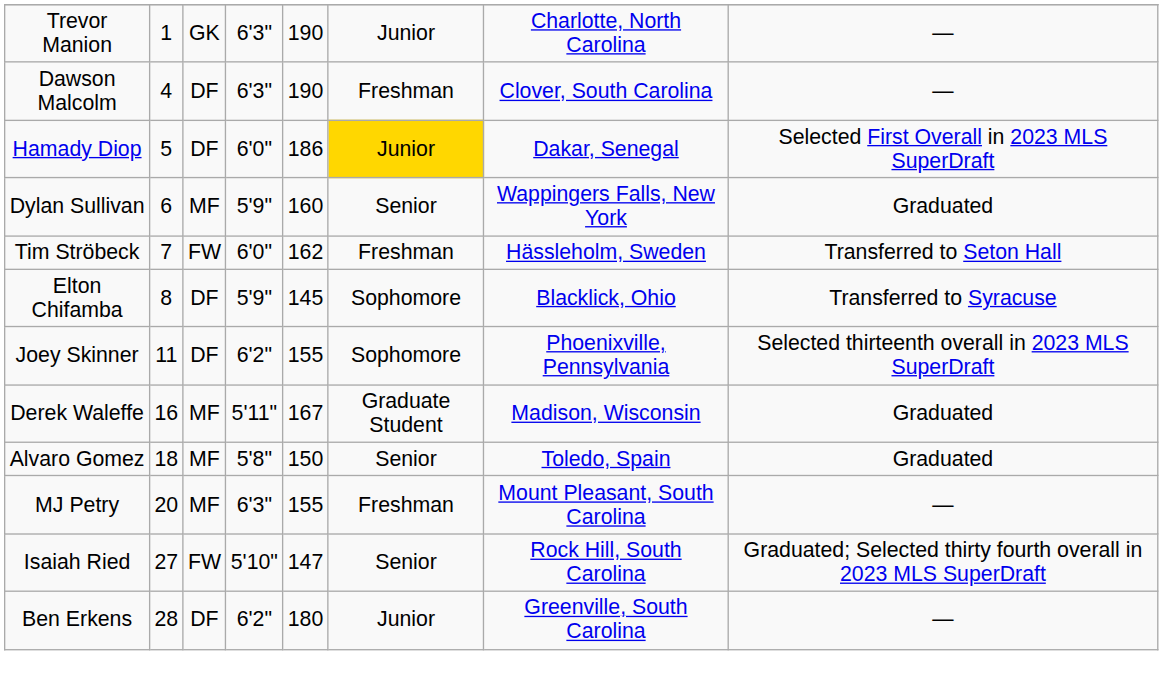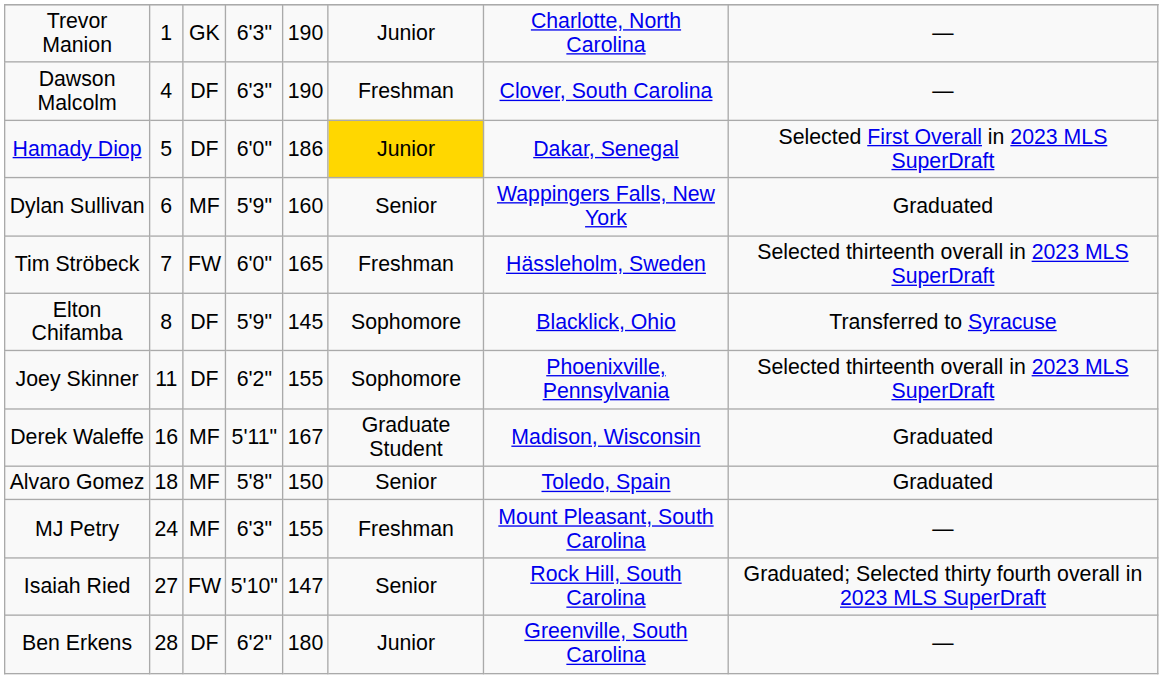(305, 252) 162 -> (305, 264) 165
(943, 252) Transferred to Seton Hall -> (943, 264) Selected thirteenth overall in 2023 MLS SuperDraft
(166, 504) 20 -> (166, 528) 24
